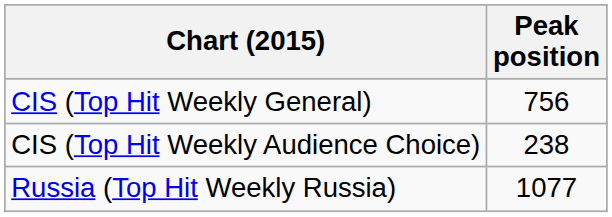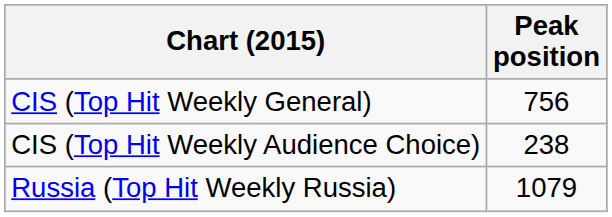(546, 188) 1077 -> (546, 188) 1079
